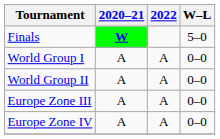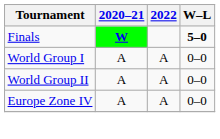(197, 36) normal -> (197, 36) bold
- row: (50, 101)
